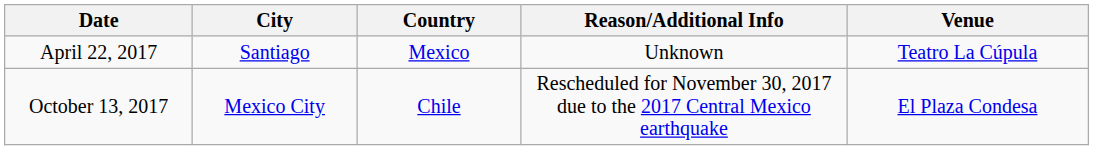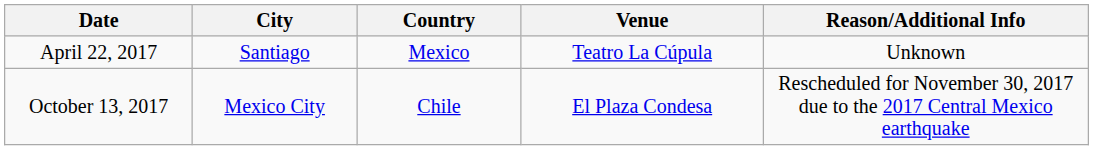columns swapped: (967, 20) <-> (684, 20)
